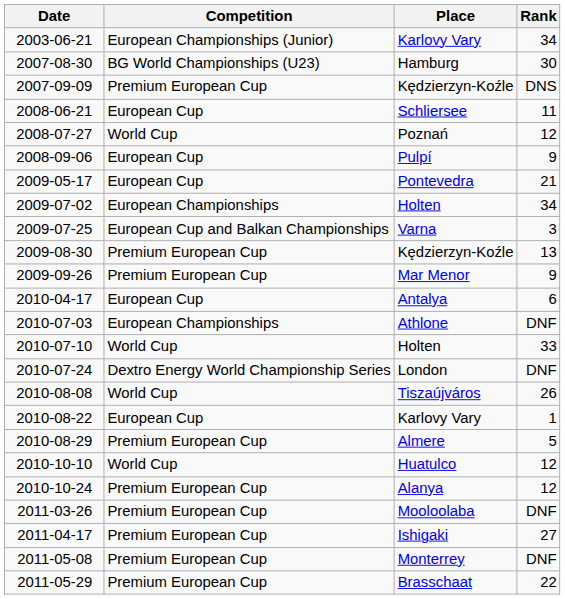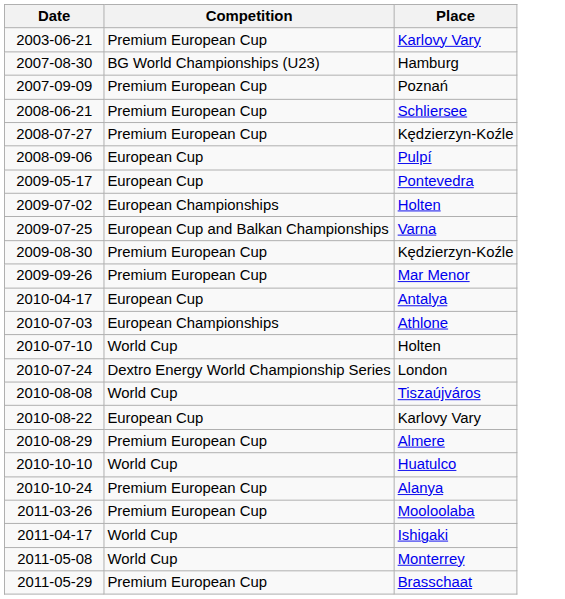- column: (539, 16)
(220, 39) European Championships (Junior) -> (187, 39) Premium European Cup
(456, 87) Kędzierzyn-Koźle -> (423, 87) Poznań
(155, 110) European Cup -> (187, 110) Premium European Cup
(142, 134) World Cup -> (187, 134) Premium European Cup
(423, 134) Poznań -> (456, 134) Kędzierzyn-Koźle
(187, 535) Premium European Cup -> (142, 535) World Cup
(187, 559) Premium European Cup -> (142, 559) World Cup
